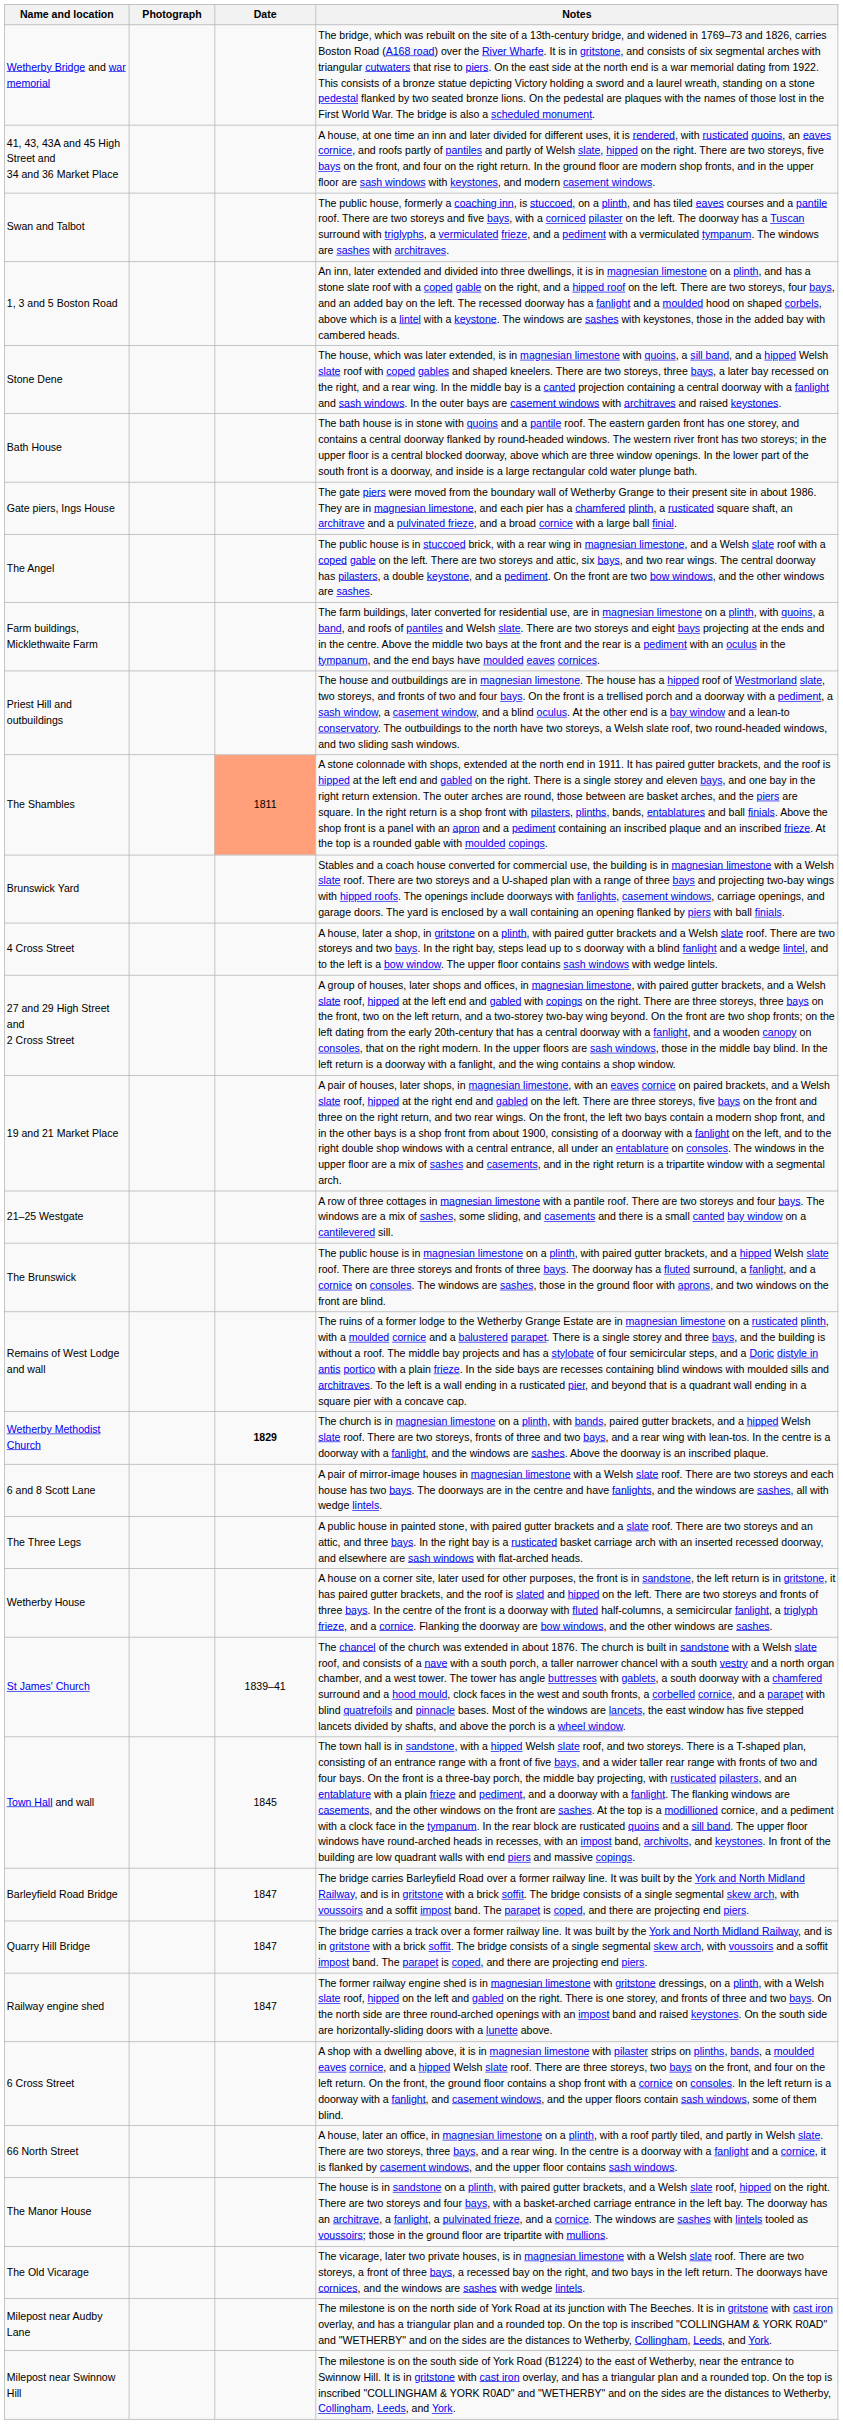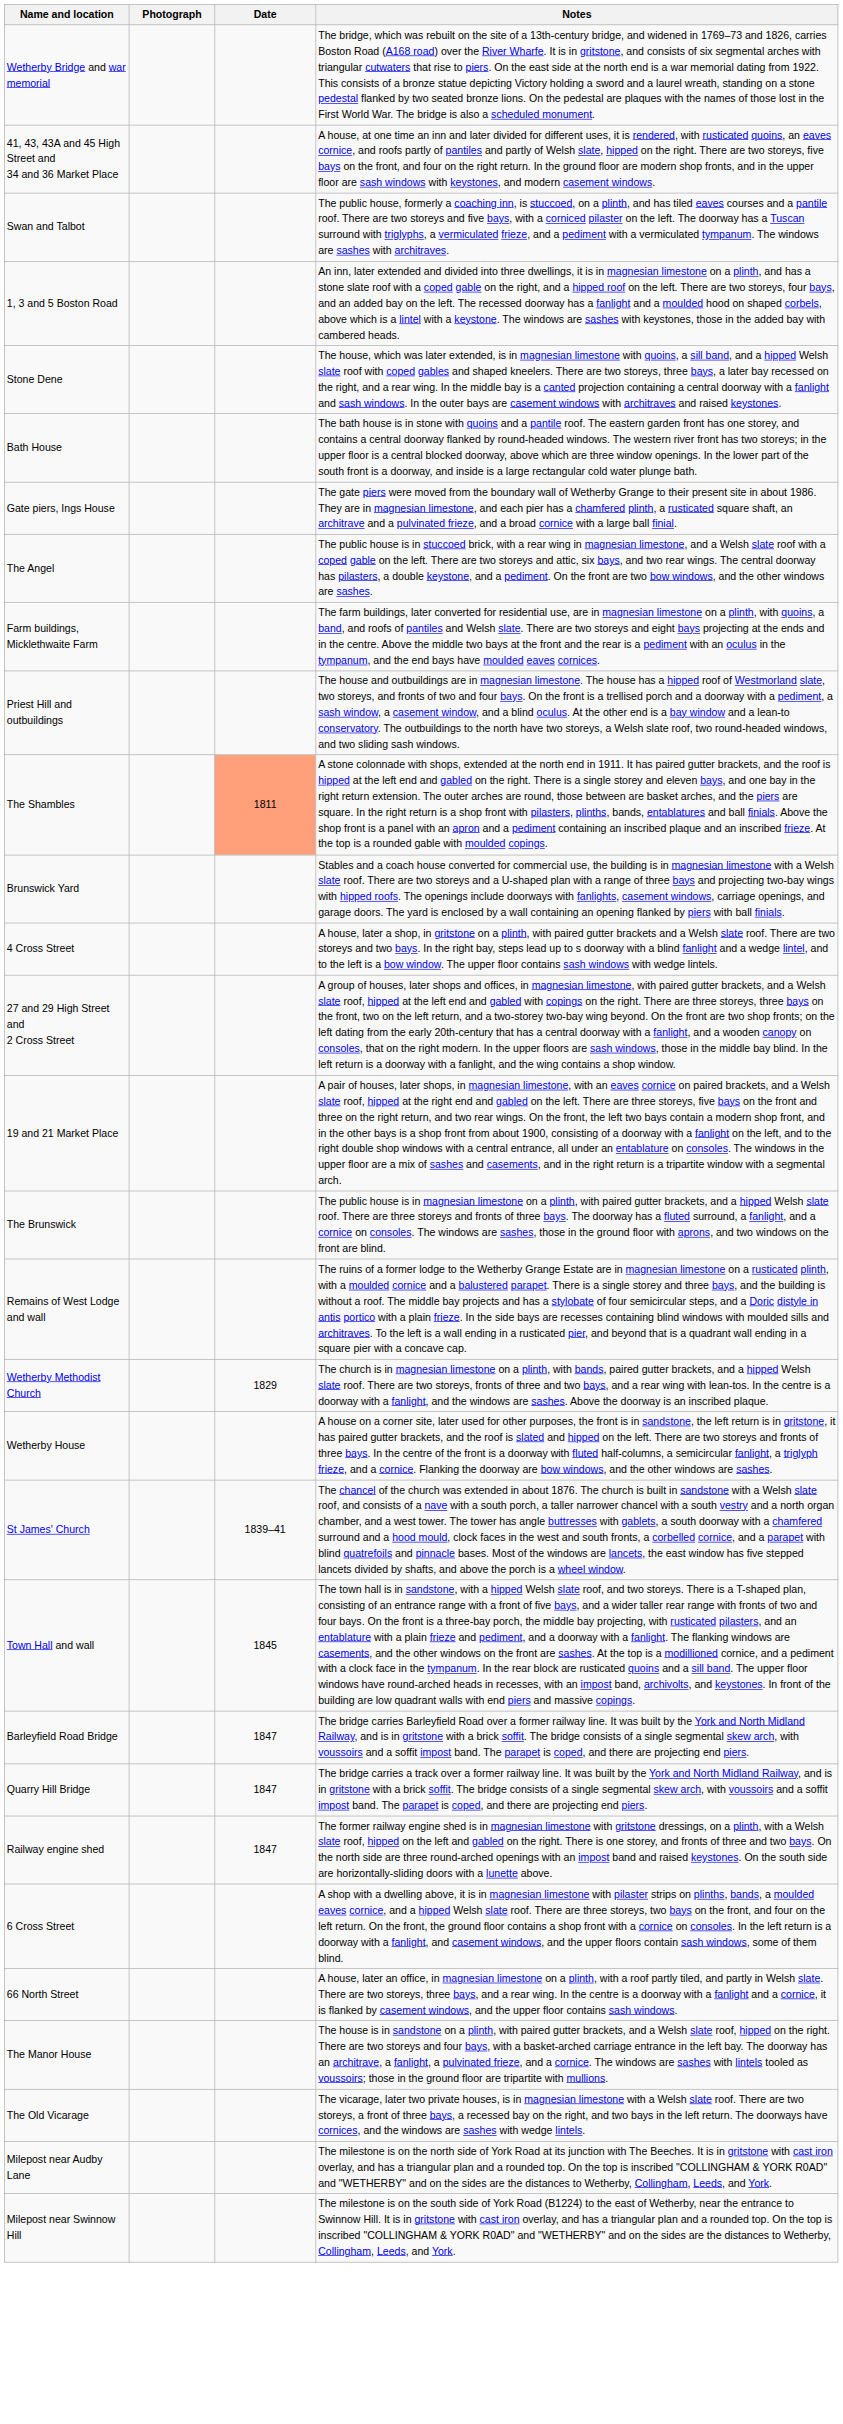- row: (45, 1217)
(265, 1437) bold -> (265, 1385) normal
- row: (51, 1490)
- row: (44, 1542)
